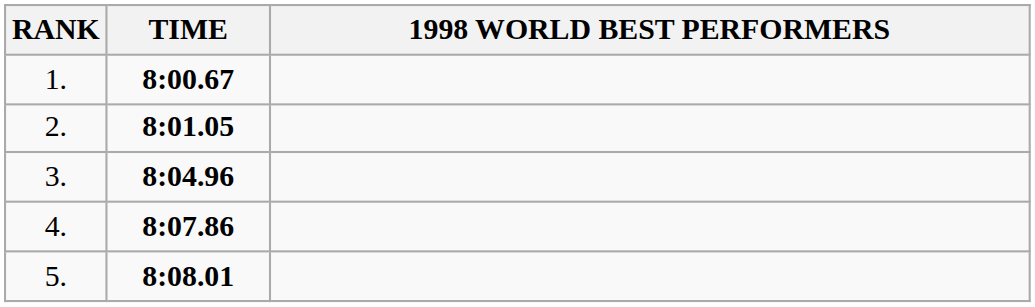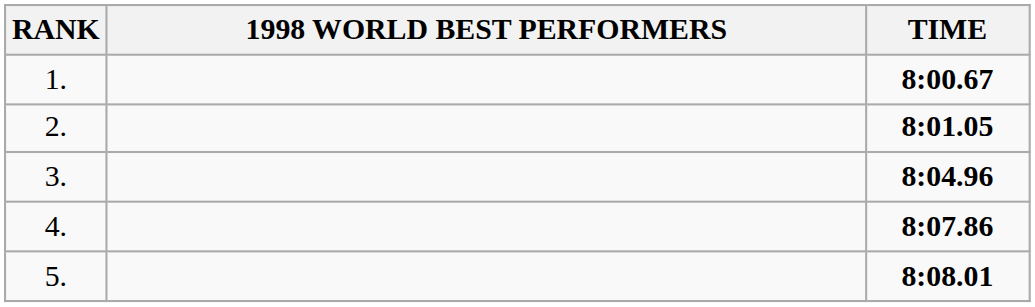columns swapped: (649, 29) <-> (188, 29)
